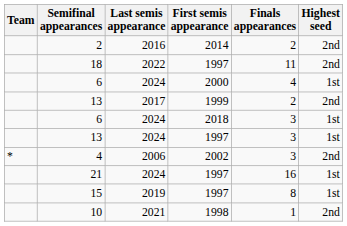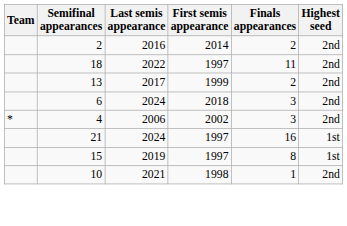- row: (99, 82)
(333, 119) 1st -> (331, 100) 2nd
- row: (96, 138)
